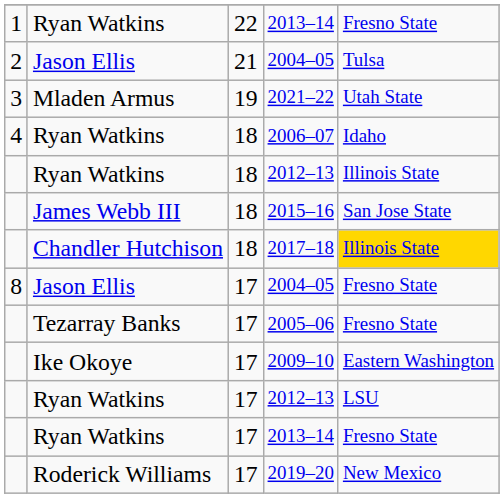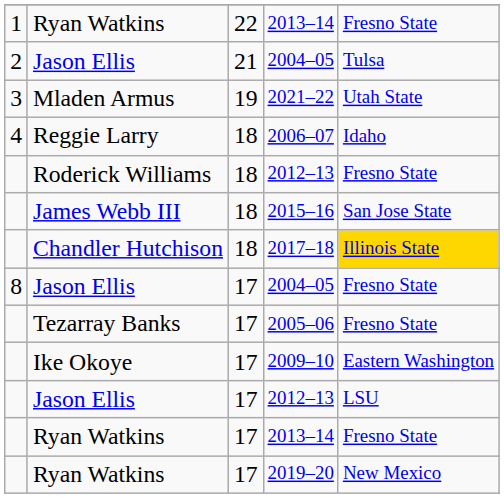(99, 135) Ryan Watkins -> (96, 135) Reggie Larry
(99, 173) Ryan Watkins -> (122, 173) Roderick Williams
(391, 173) Illinois State -> (390, 173) Fresno State
(99, 398) Ryan Watkins -> (84, 398) Jason Ellis
(122, 473) Roderick Williams -> (99, 473) Ryan Watkins
